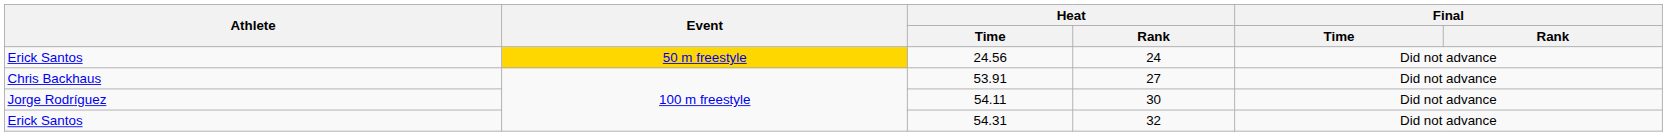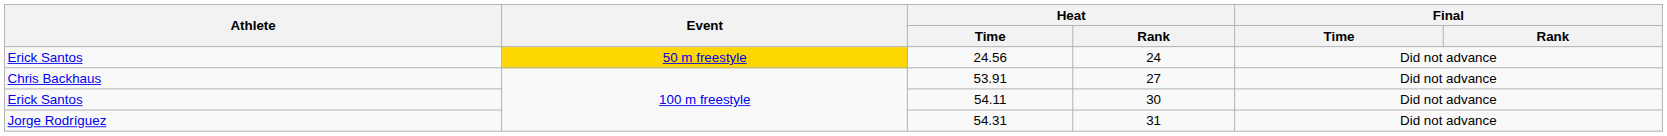(57, 100) Jorge Rodríguez -> (45, 100) Erick Santos
(45, 121) Erick Santos -> (57, 121) Jorge Rodríguez
(1154, 121) 32 -> (1154, 121) 31
